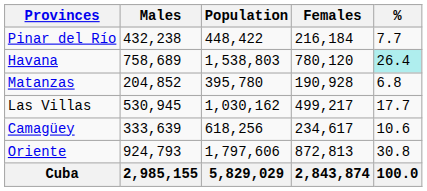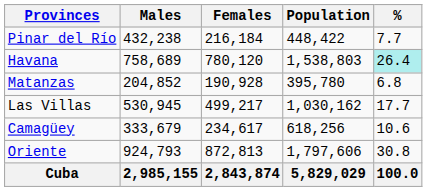columns swapped: (332, 16) <-> (246, 16)
(152, 129) 333,639 -> (152, 129) 333,679
